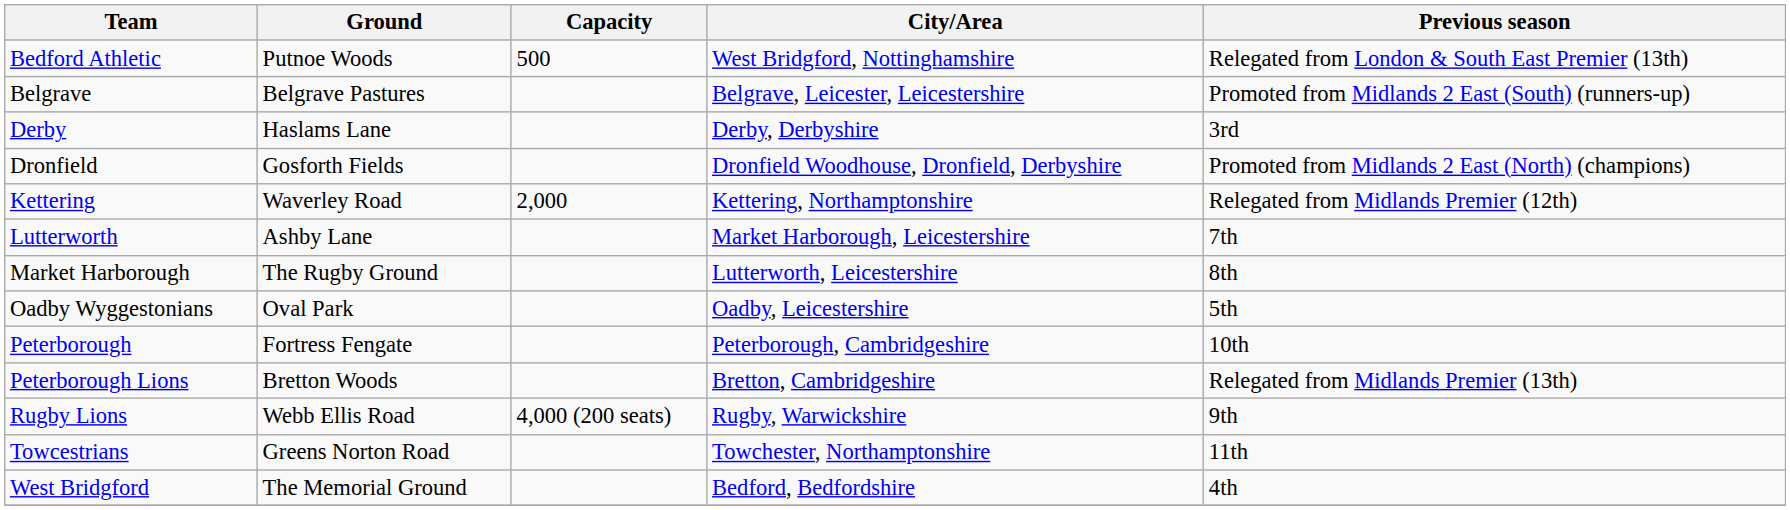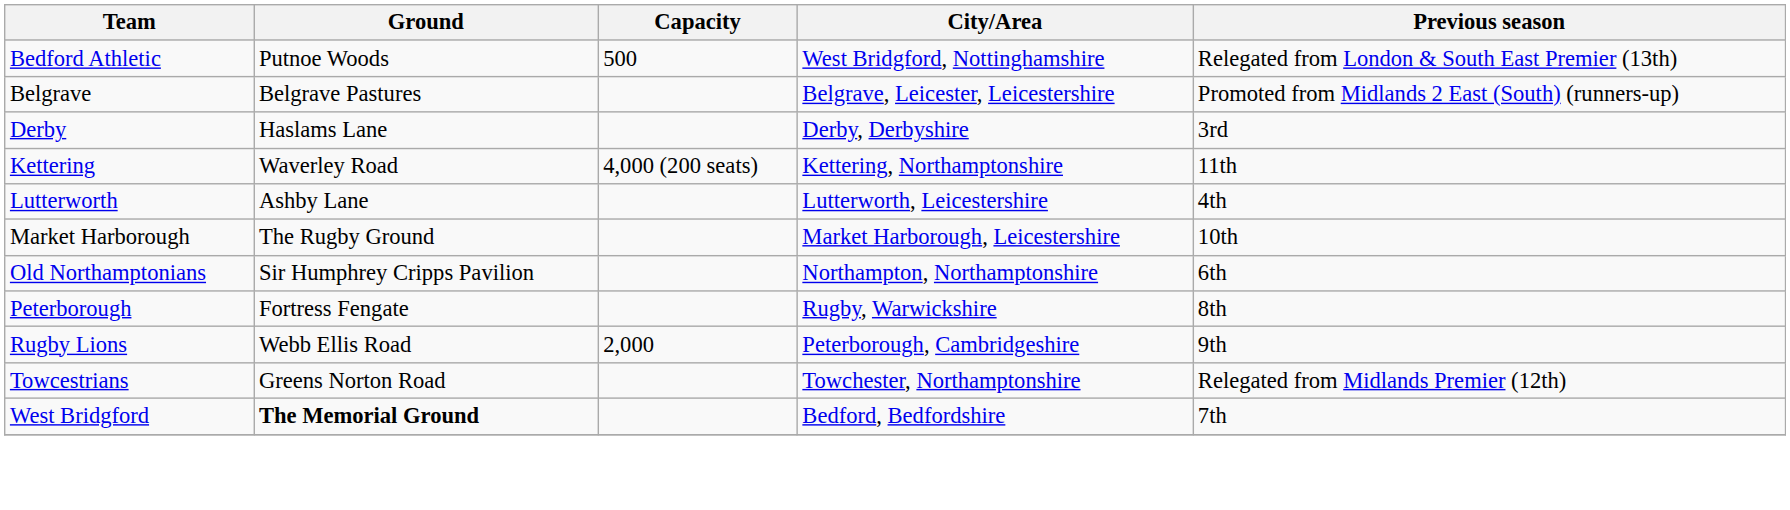- row: (54, 165)
(542, 201) 2,000 -> (681, 165) 4,000 (200 seats)
(1393, 201) Relegated from Midlands Premier (12th) -> (1217, 165) 11th
(871, 237) Market Harborough, Leicestershire -> (925, 201) Lutterworth, Leicestershire
(1223, 237) 7th -> (1212, 201) 4th
(835, 272) Lutterworth, Leicestershire -> (961, 237) Market Harborough, Leicestershire
(1223, 272) 8th -> (1218, 237) 10th
- row: (111, 308)
+ row: (108, 272)
(851, 344) Peterborough, Cambridgeshire -> (900, 308) Rugby, Warwickshire
(1229, 344) 10th -> (1212, 308) 8th
- row: (99, 380)
(594, 415) 4,000 (200 seats) -> (629, 344) 2,000
(809, 415) Rugby, Warwickshire -> (941, 344) Peterborough, Cambridgeshire
(1229, 451) 11th -> (1382, 380) Relegated from Midlands Premier (12th)
(365, 487) normal -> (369, 415) bold
(1223, 487) 4th -> (1212, 415) 7th
